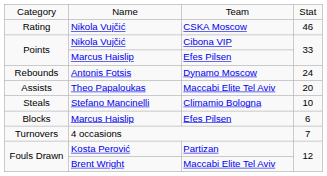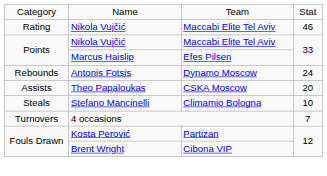(215, 27) CSKA Moscow -> (229, 27) Maccabi Elite Tel Aviv
(208, 42) Cibona VIP -> (229, 42) Maccabi Elite Tel Aviv
(229, 88) Maccabi Elite Tel Aviv -> (215, 88) CSKA Moscow
- row: (37, 118)
(229, 164) Maccabi Elite Tel Aviv -> (208, 149) Cibona VIP
